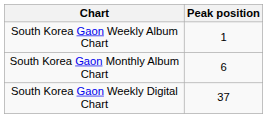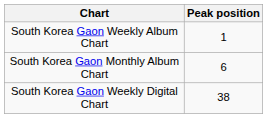(223, 98) 37 -> (223, 98) 38
